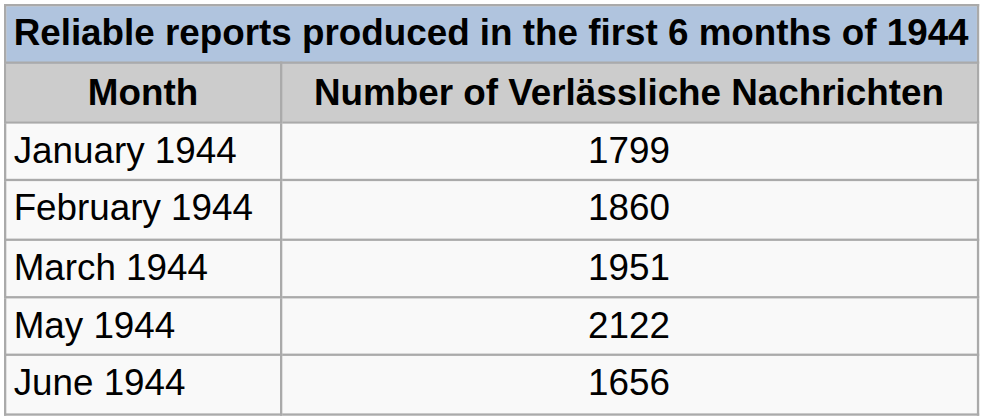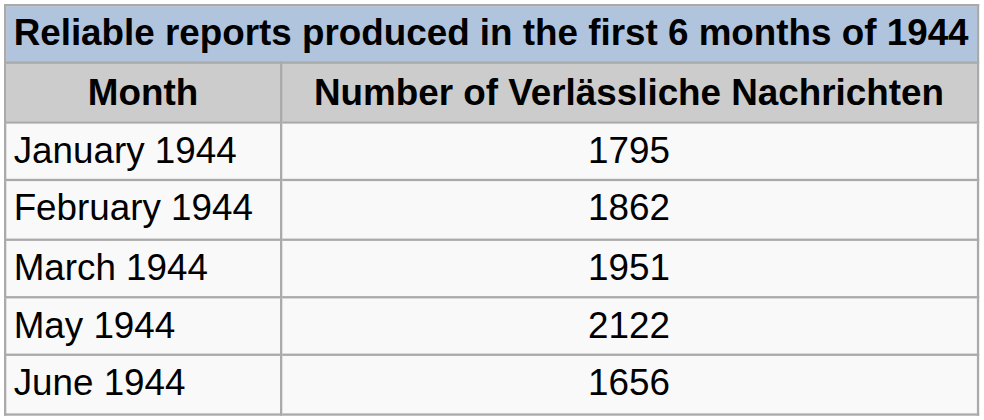(629, 150) 1799 -> (629, 150) 1795
(629, 208) 1860 -> (629, 208) 1862
